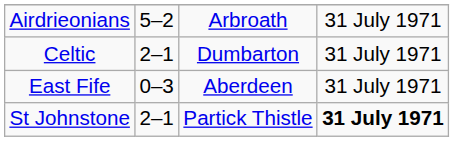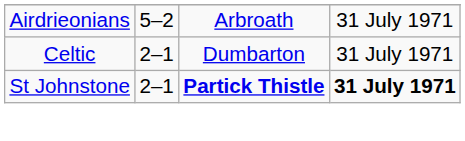- row: (70, 86)
(248, 119) normal -> (254, 86) bold
